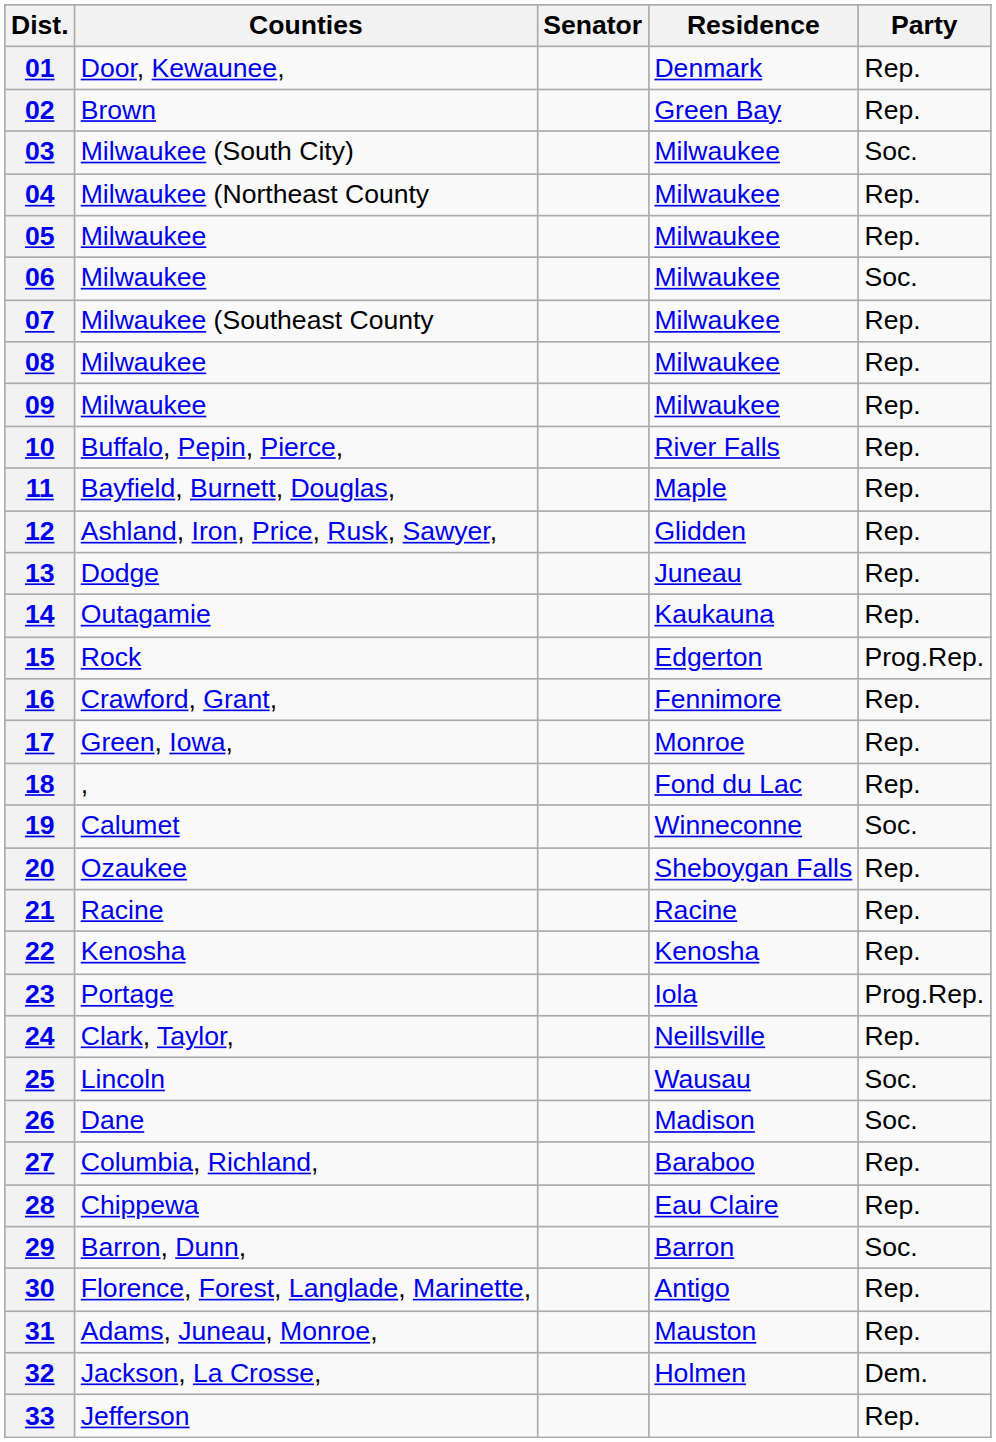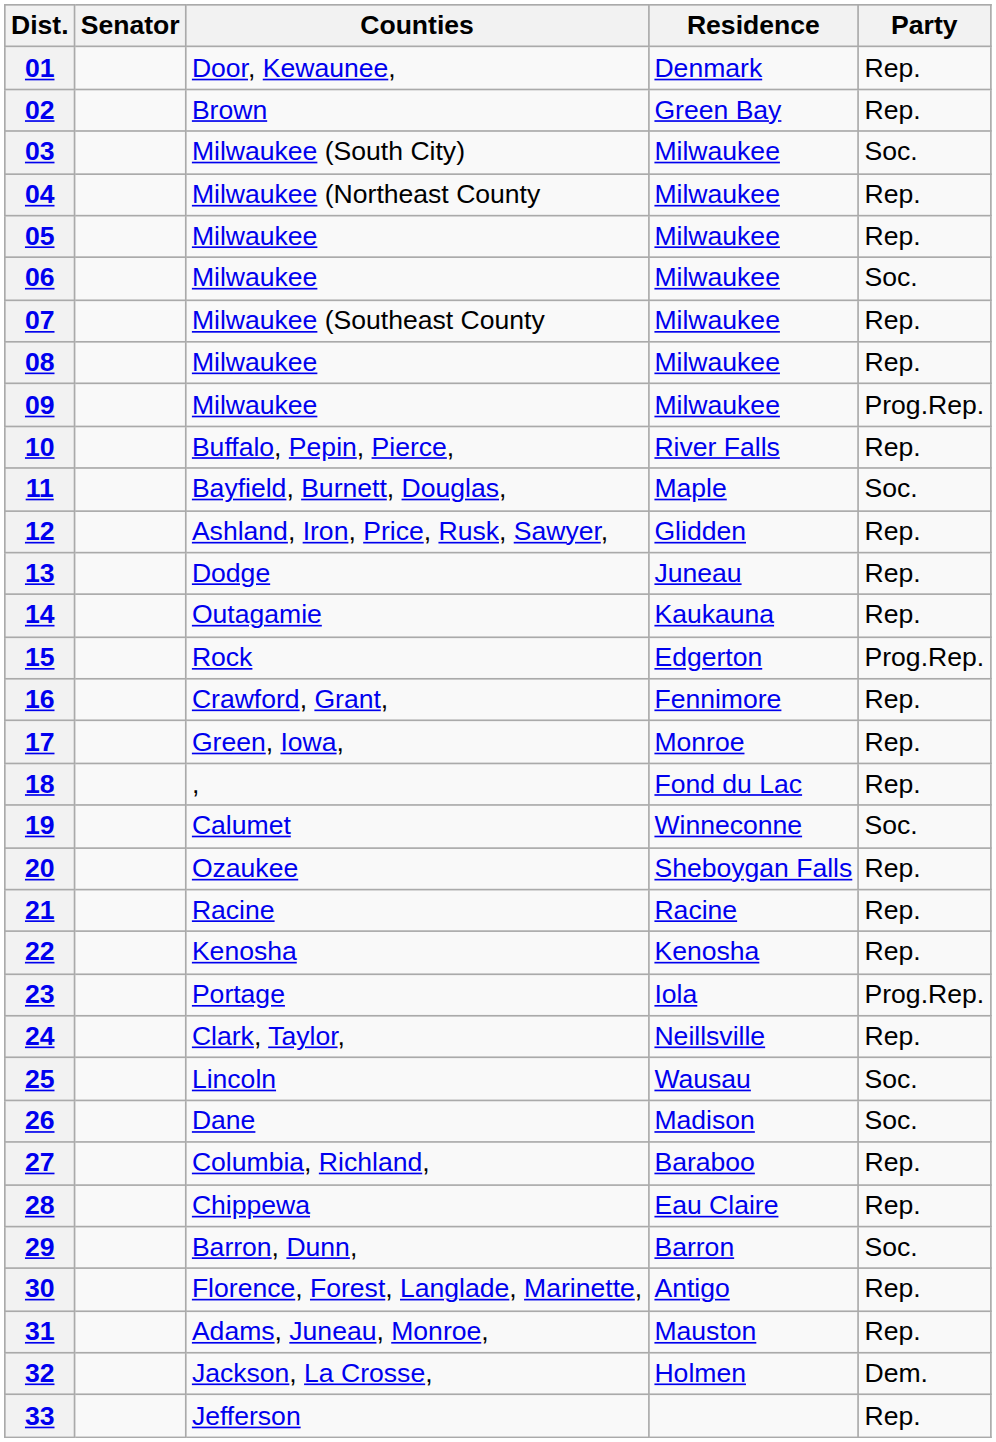columns swapped: (306, 25) <-> (593, 25)
(893, 404) Rep. -> (924, 404) Prog.Rep.
(893, 488) Rep. -> (891, 488) Soc.
